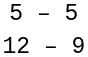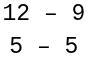rows swapped: (44, 14) <-> (44, 47)
